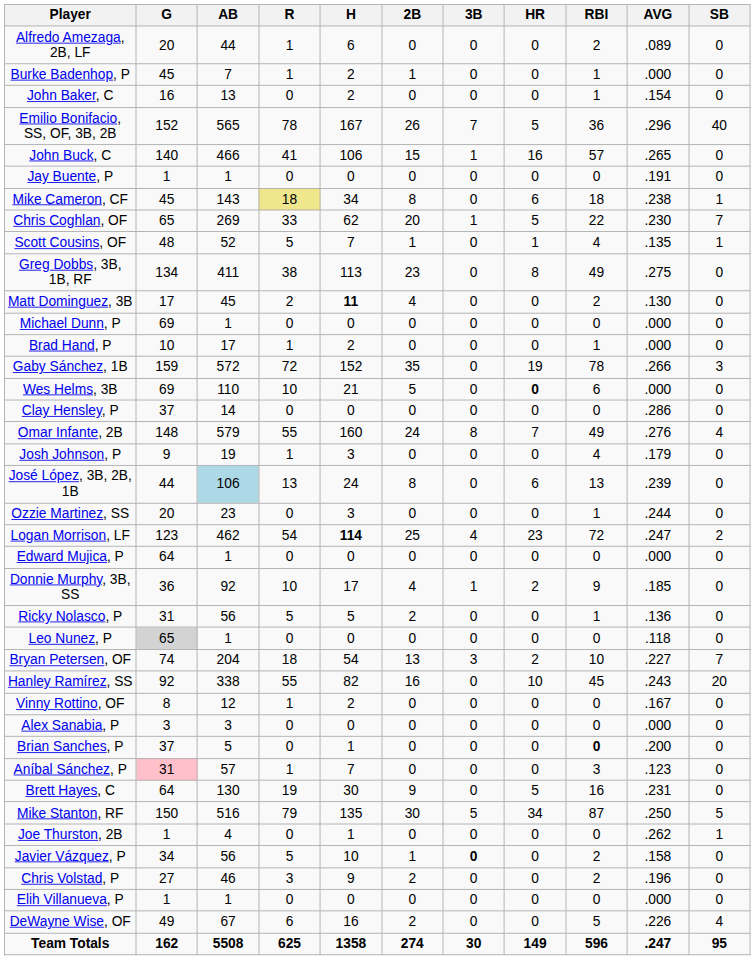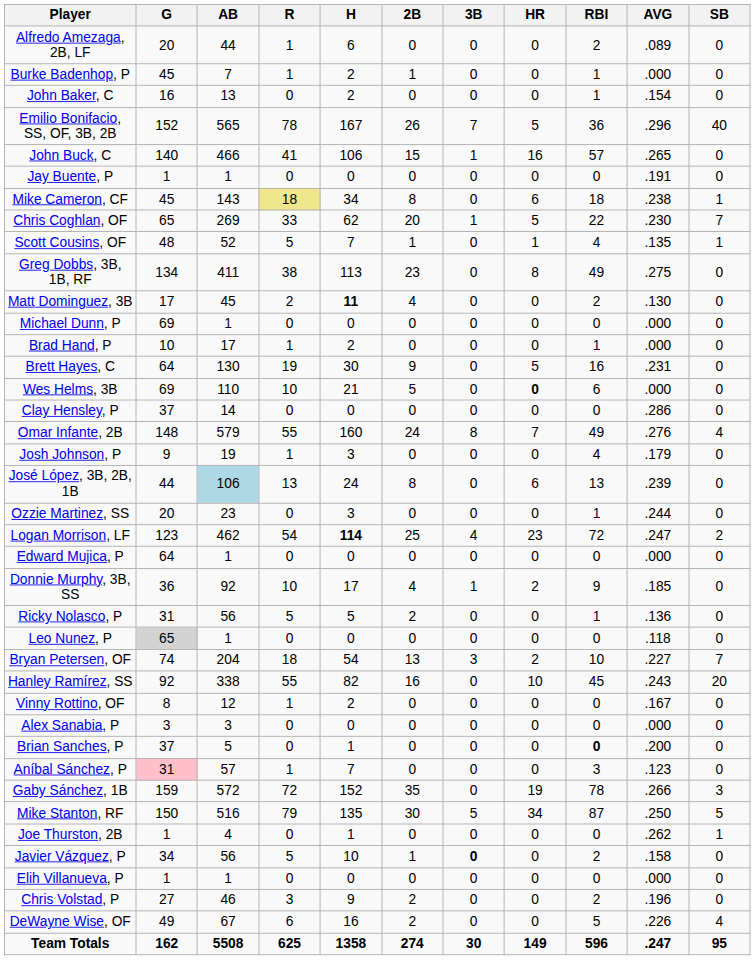rows swapped: (70, 791) <-> (70, 367)
rows swapped: (70, 900) <-> (70, 878)
